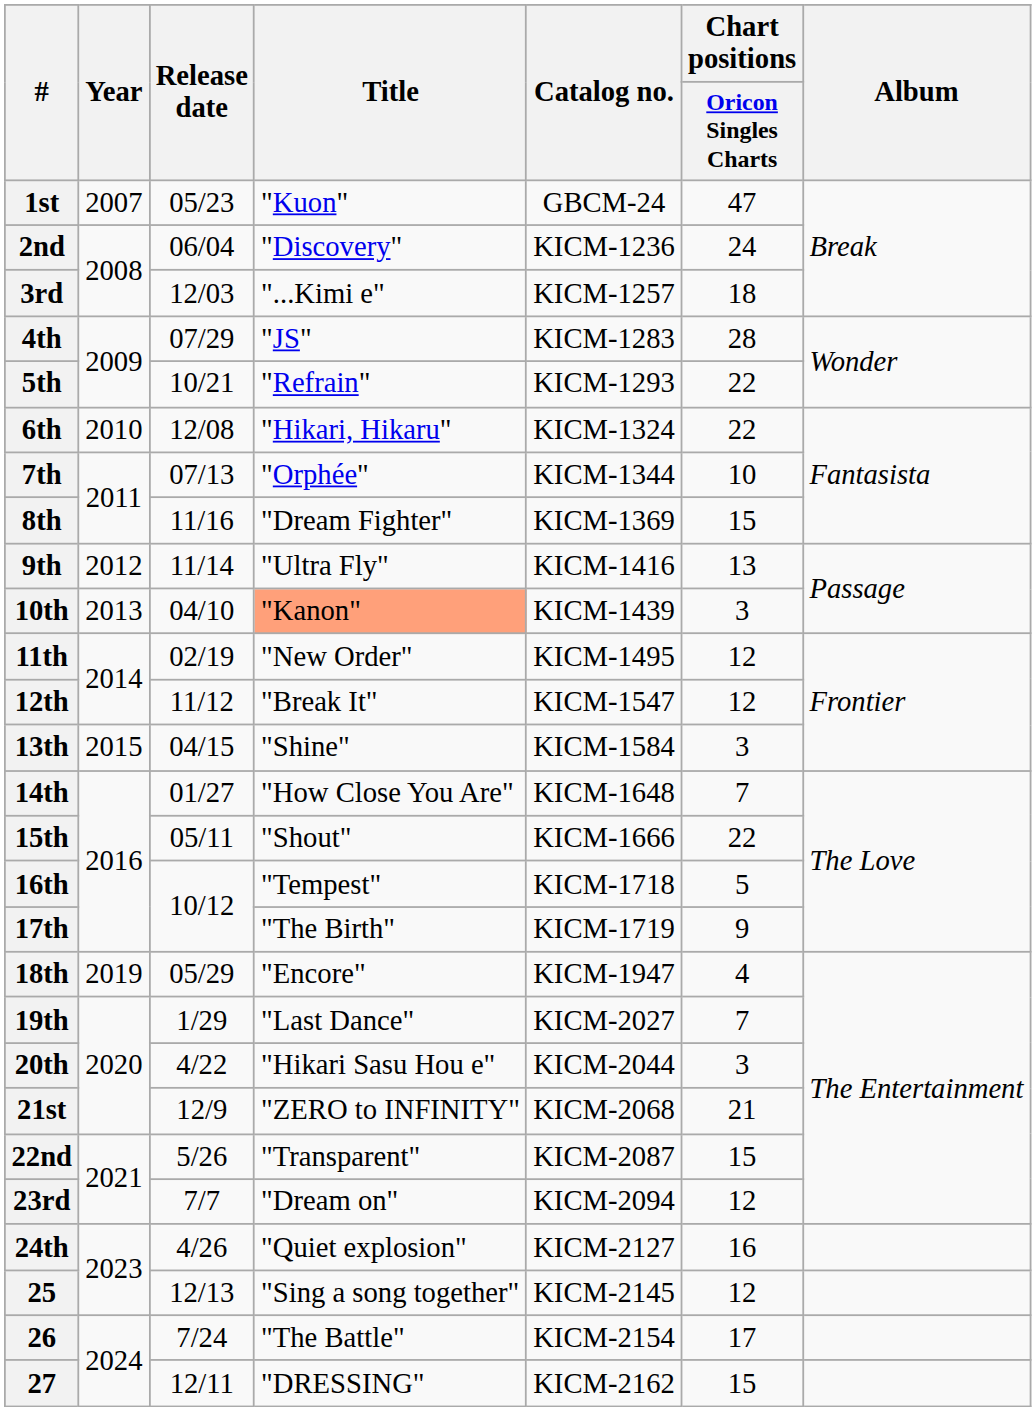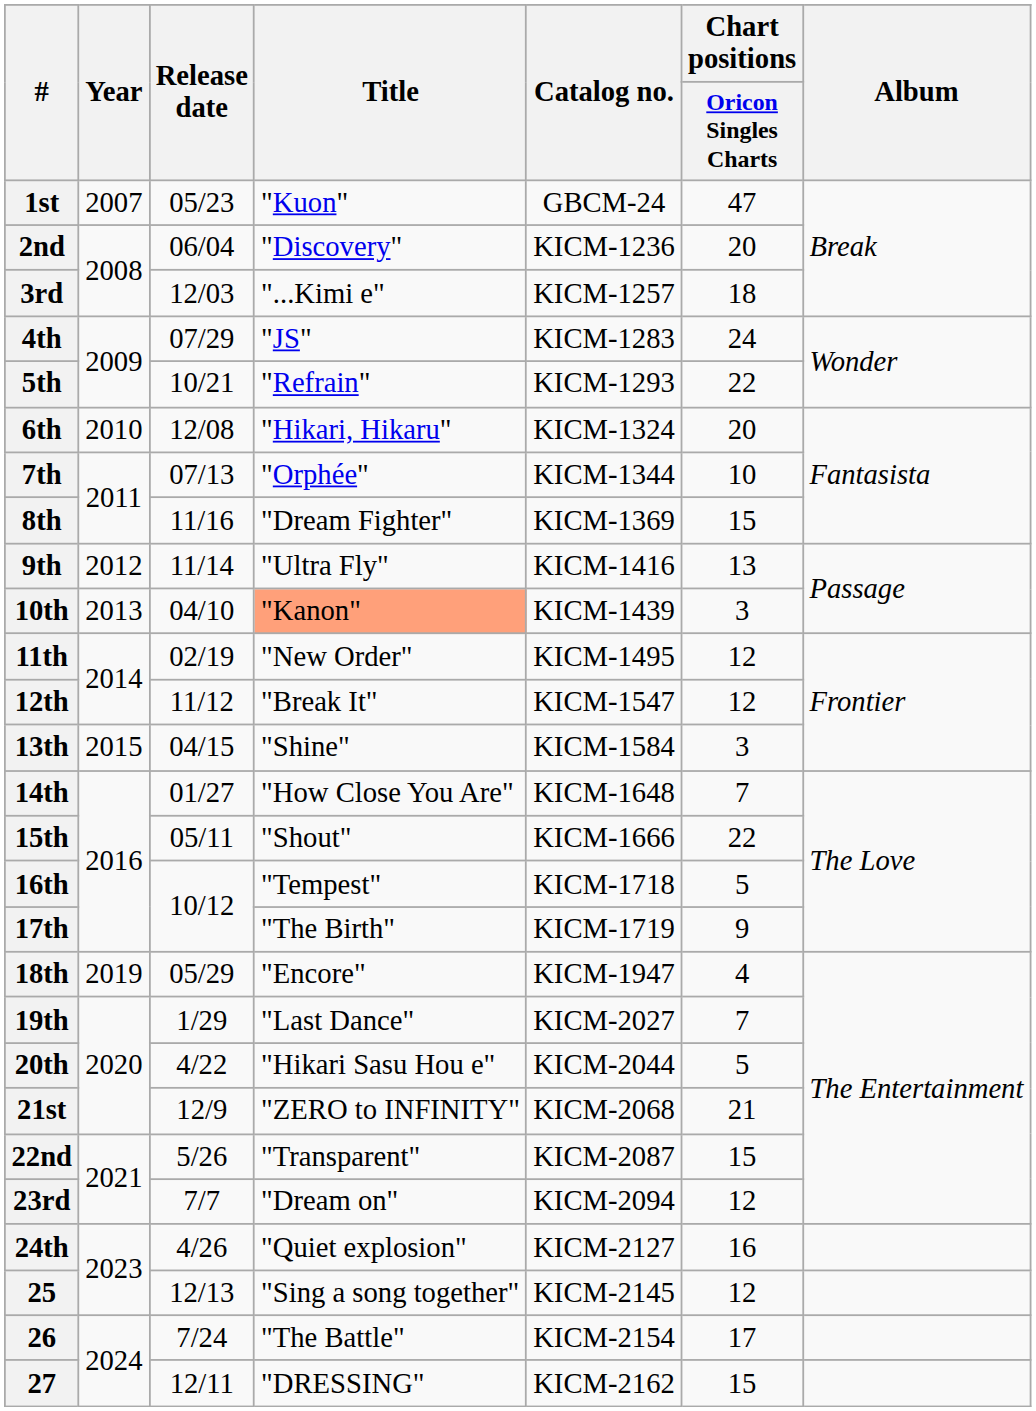(742, 247) 24 -> (742, 247) 20
(742, 338) 28 -> (742, 338) 24
(742, 429) 22 -> (742, 429) 20
(742, 1065) 3 -> (742, 1065) 5
